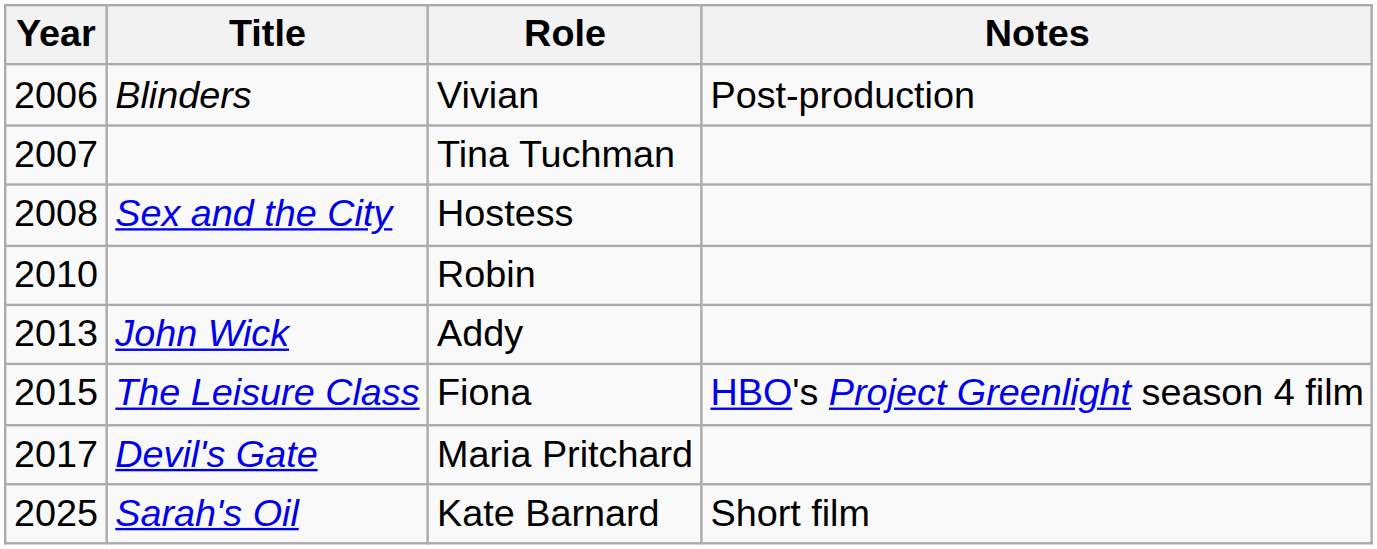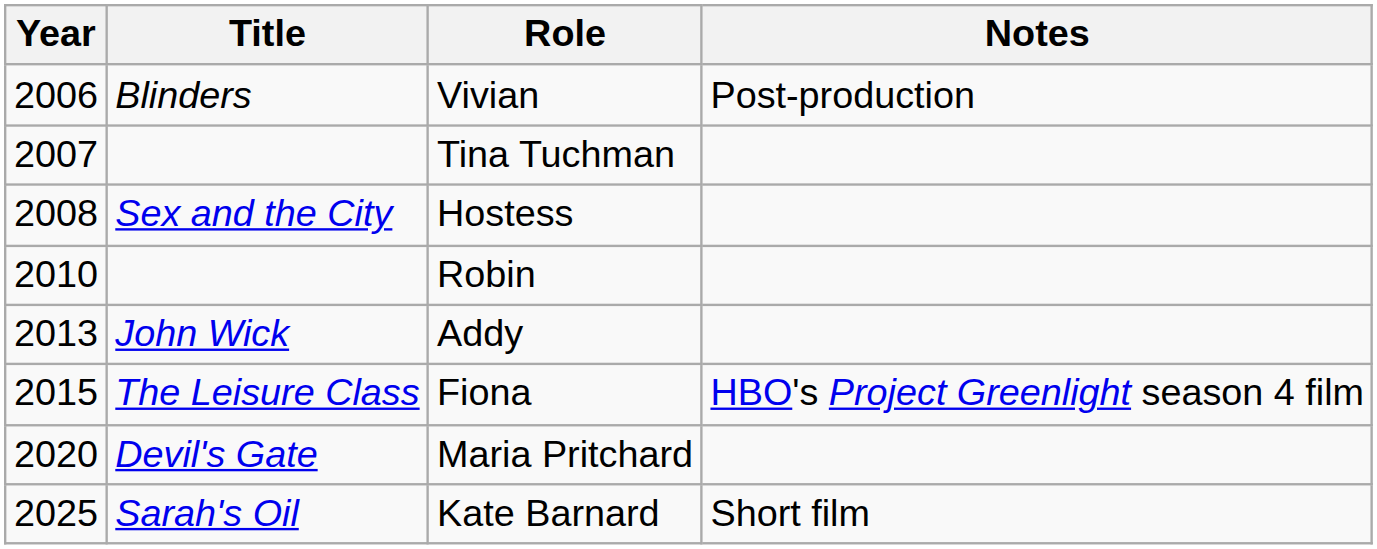(56, 453) 2017 -> (56, 453) 2020
